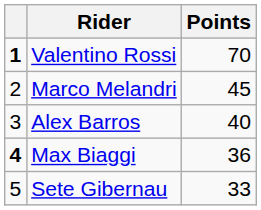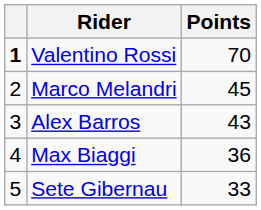(239, 122) 40 -> (239, 122) 43
(15, 155) bold -> (15, 155) normal
